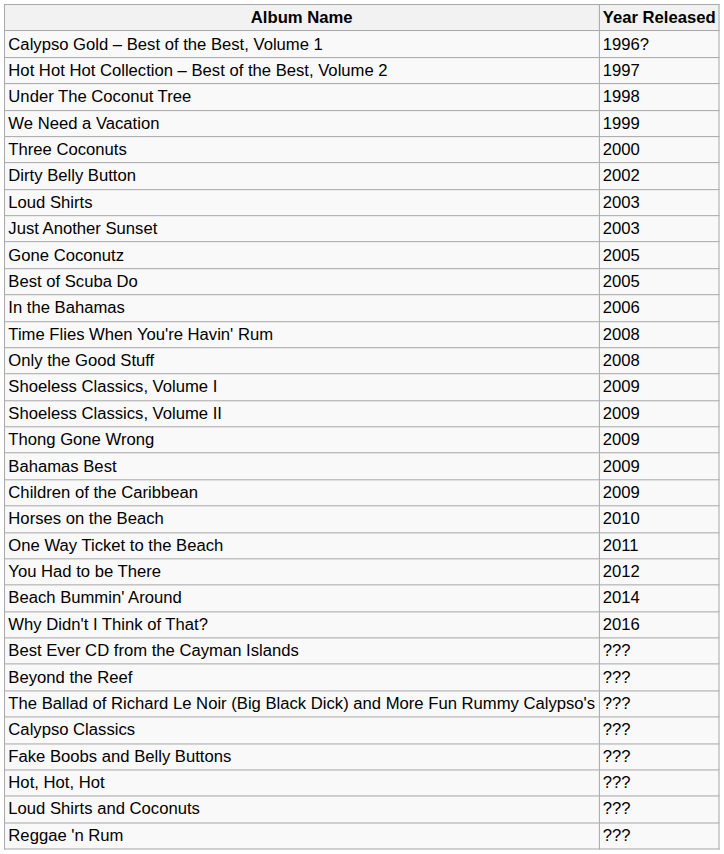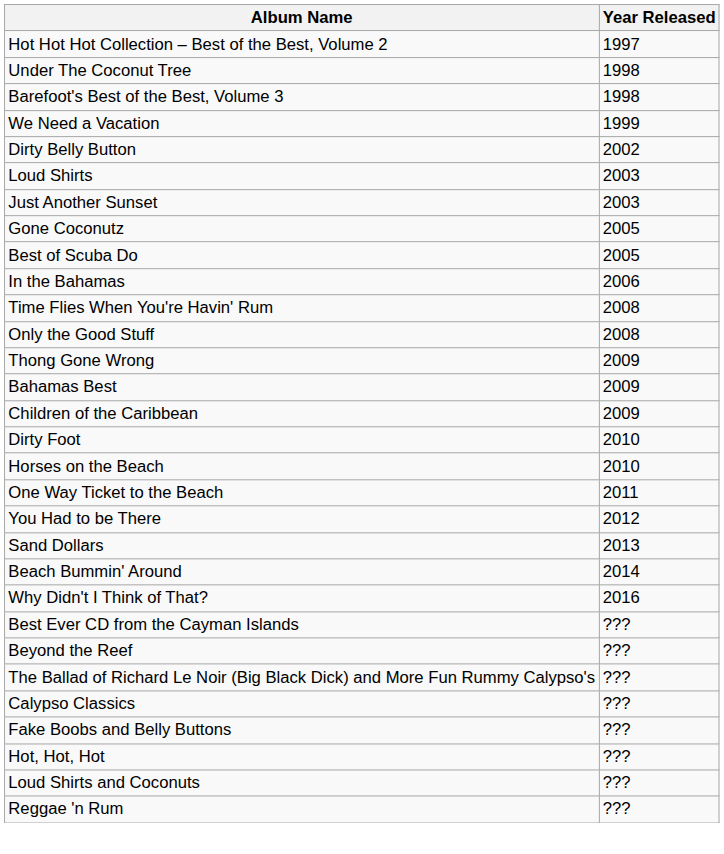- row: (166, 44)
+ row: (146, 96)
- row: (68, 149)
- row: (113, 387)
- row: (115, 413)
+ row: (44, 439)
+ row: (56, 545)
